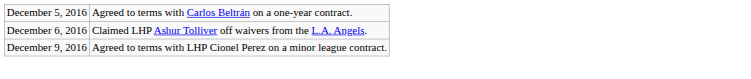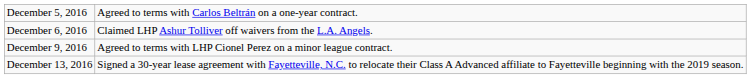+ row: (50, 64)
